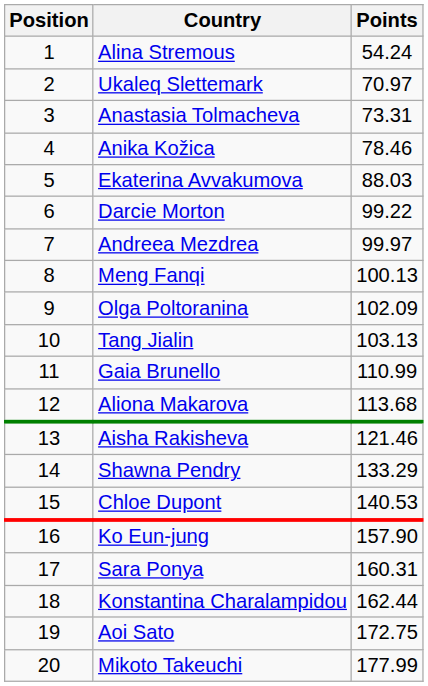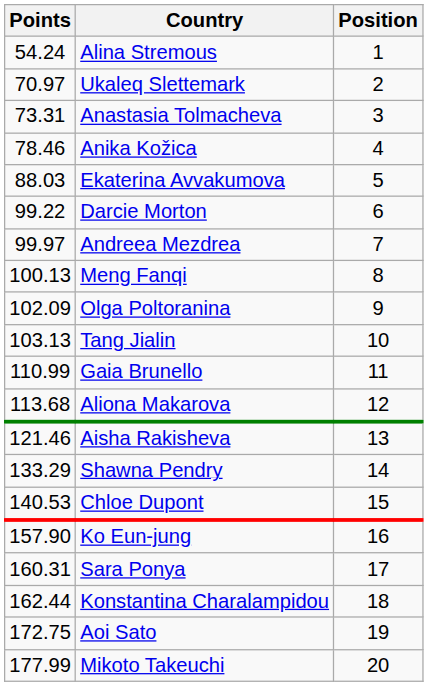columns swapped: (49, 20) <-> (387, 20)
